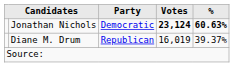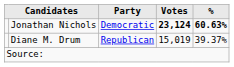(175, 41) 16,019 -> (175, 41) 15,019
